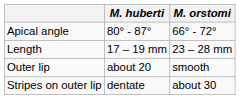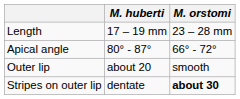rows swapped: (24, 49) <-> (38, 31)
(194, 85) normal -> (196, 85) bold
